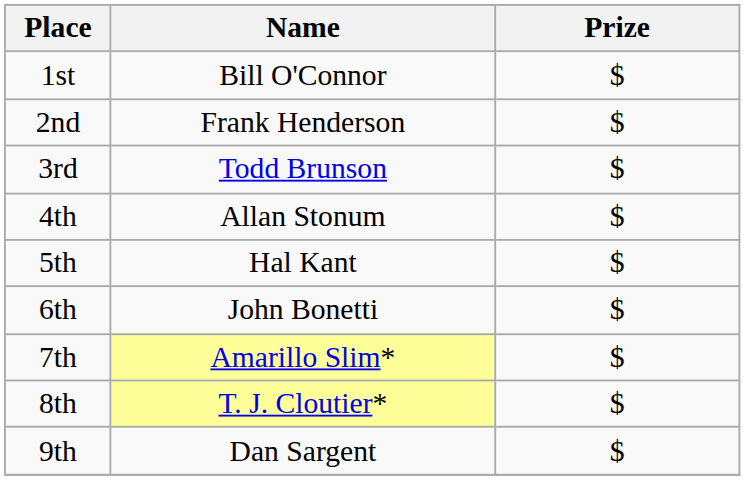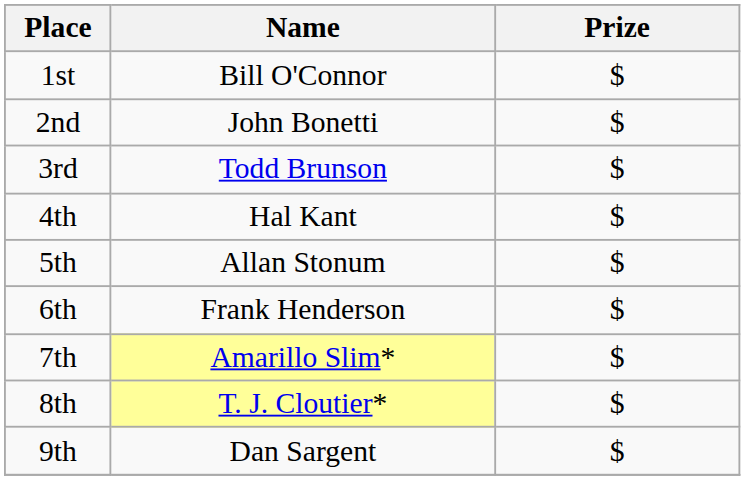(303, 121) Frank Henderson -> (303, 121) John Bonetti
(303, 215) Allan Stonum -> (303, 215) Hal Kant
(303, 262) Hal Kant -> (303, 262) Allan Stonum
(303, 309) John Bonetti -> (303, 309) Frank Henderson
